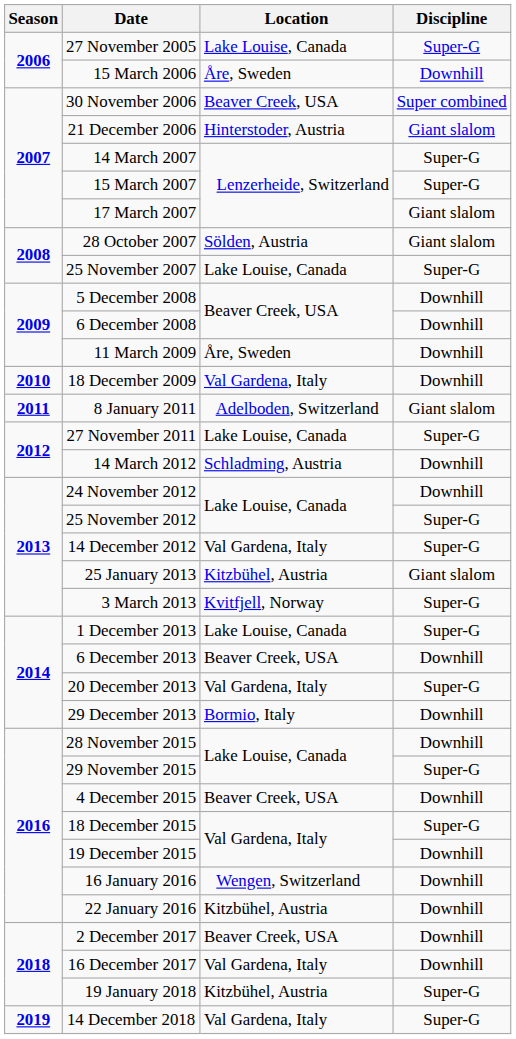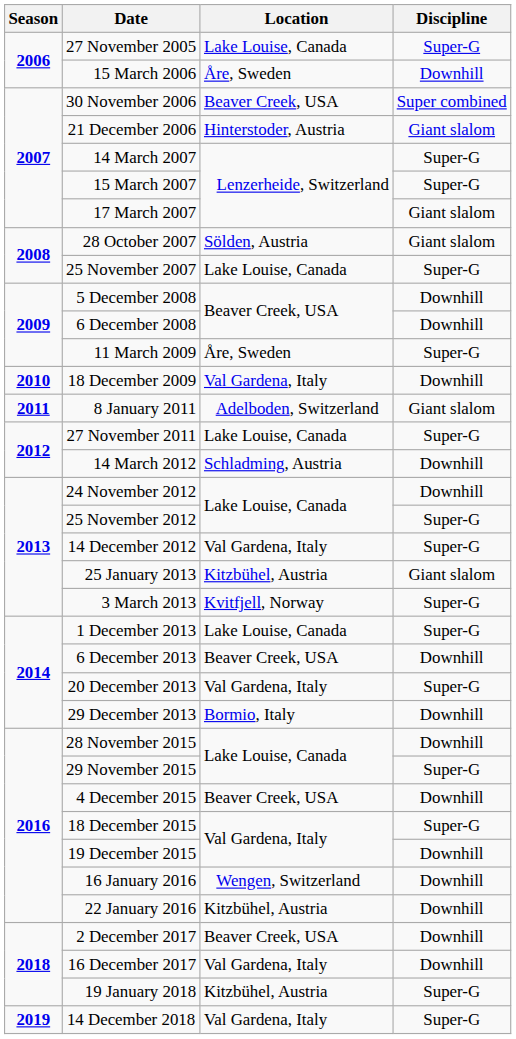(452, 352) Downhill -> (452, 352) Super-G
